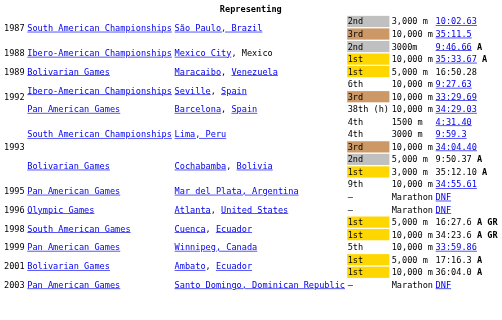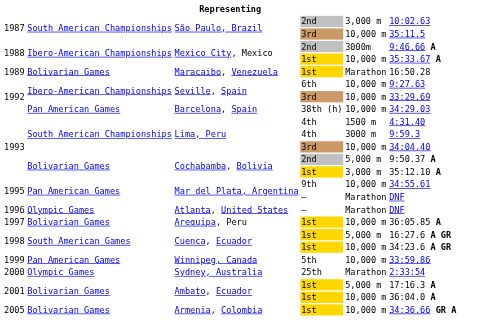(410, 72) 5,000 m -> (366, 72) Marathon
+ row: (211, 222)
+ row: (218, 272)
- row: (260, 285)
+ row: (218, 310)
